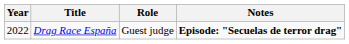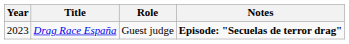(18, 30) 2022 -> (18, 30) 2023
